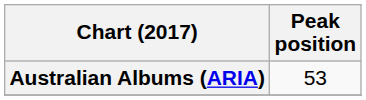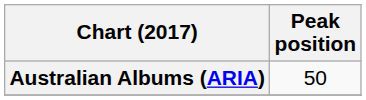(315, 77) 53 -> (315, 77) 50
